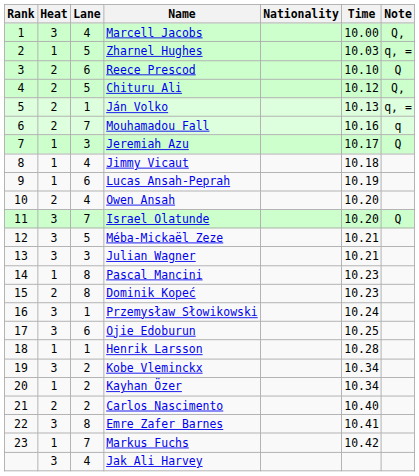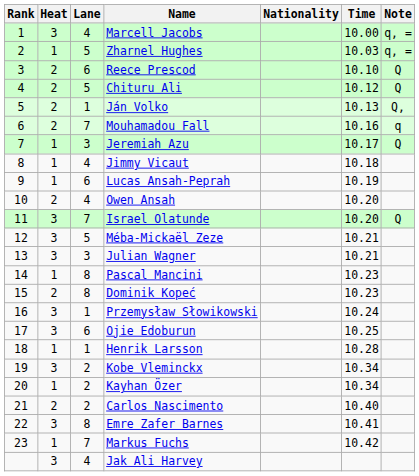(398, 32) Q, -> (398, 32) q, =
(398, 88) Q, -> (398, 88) Q
(398, 107) q, = -> (398, 107) Q,
